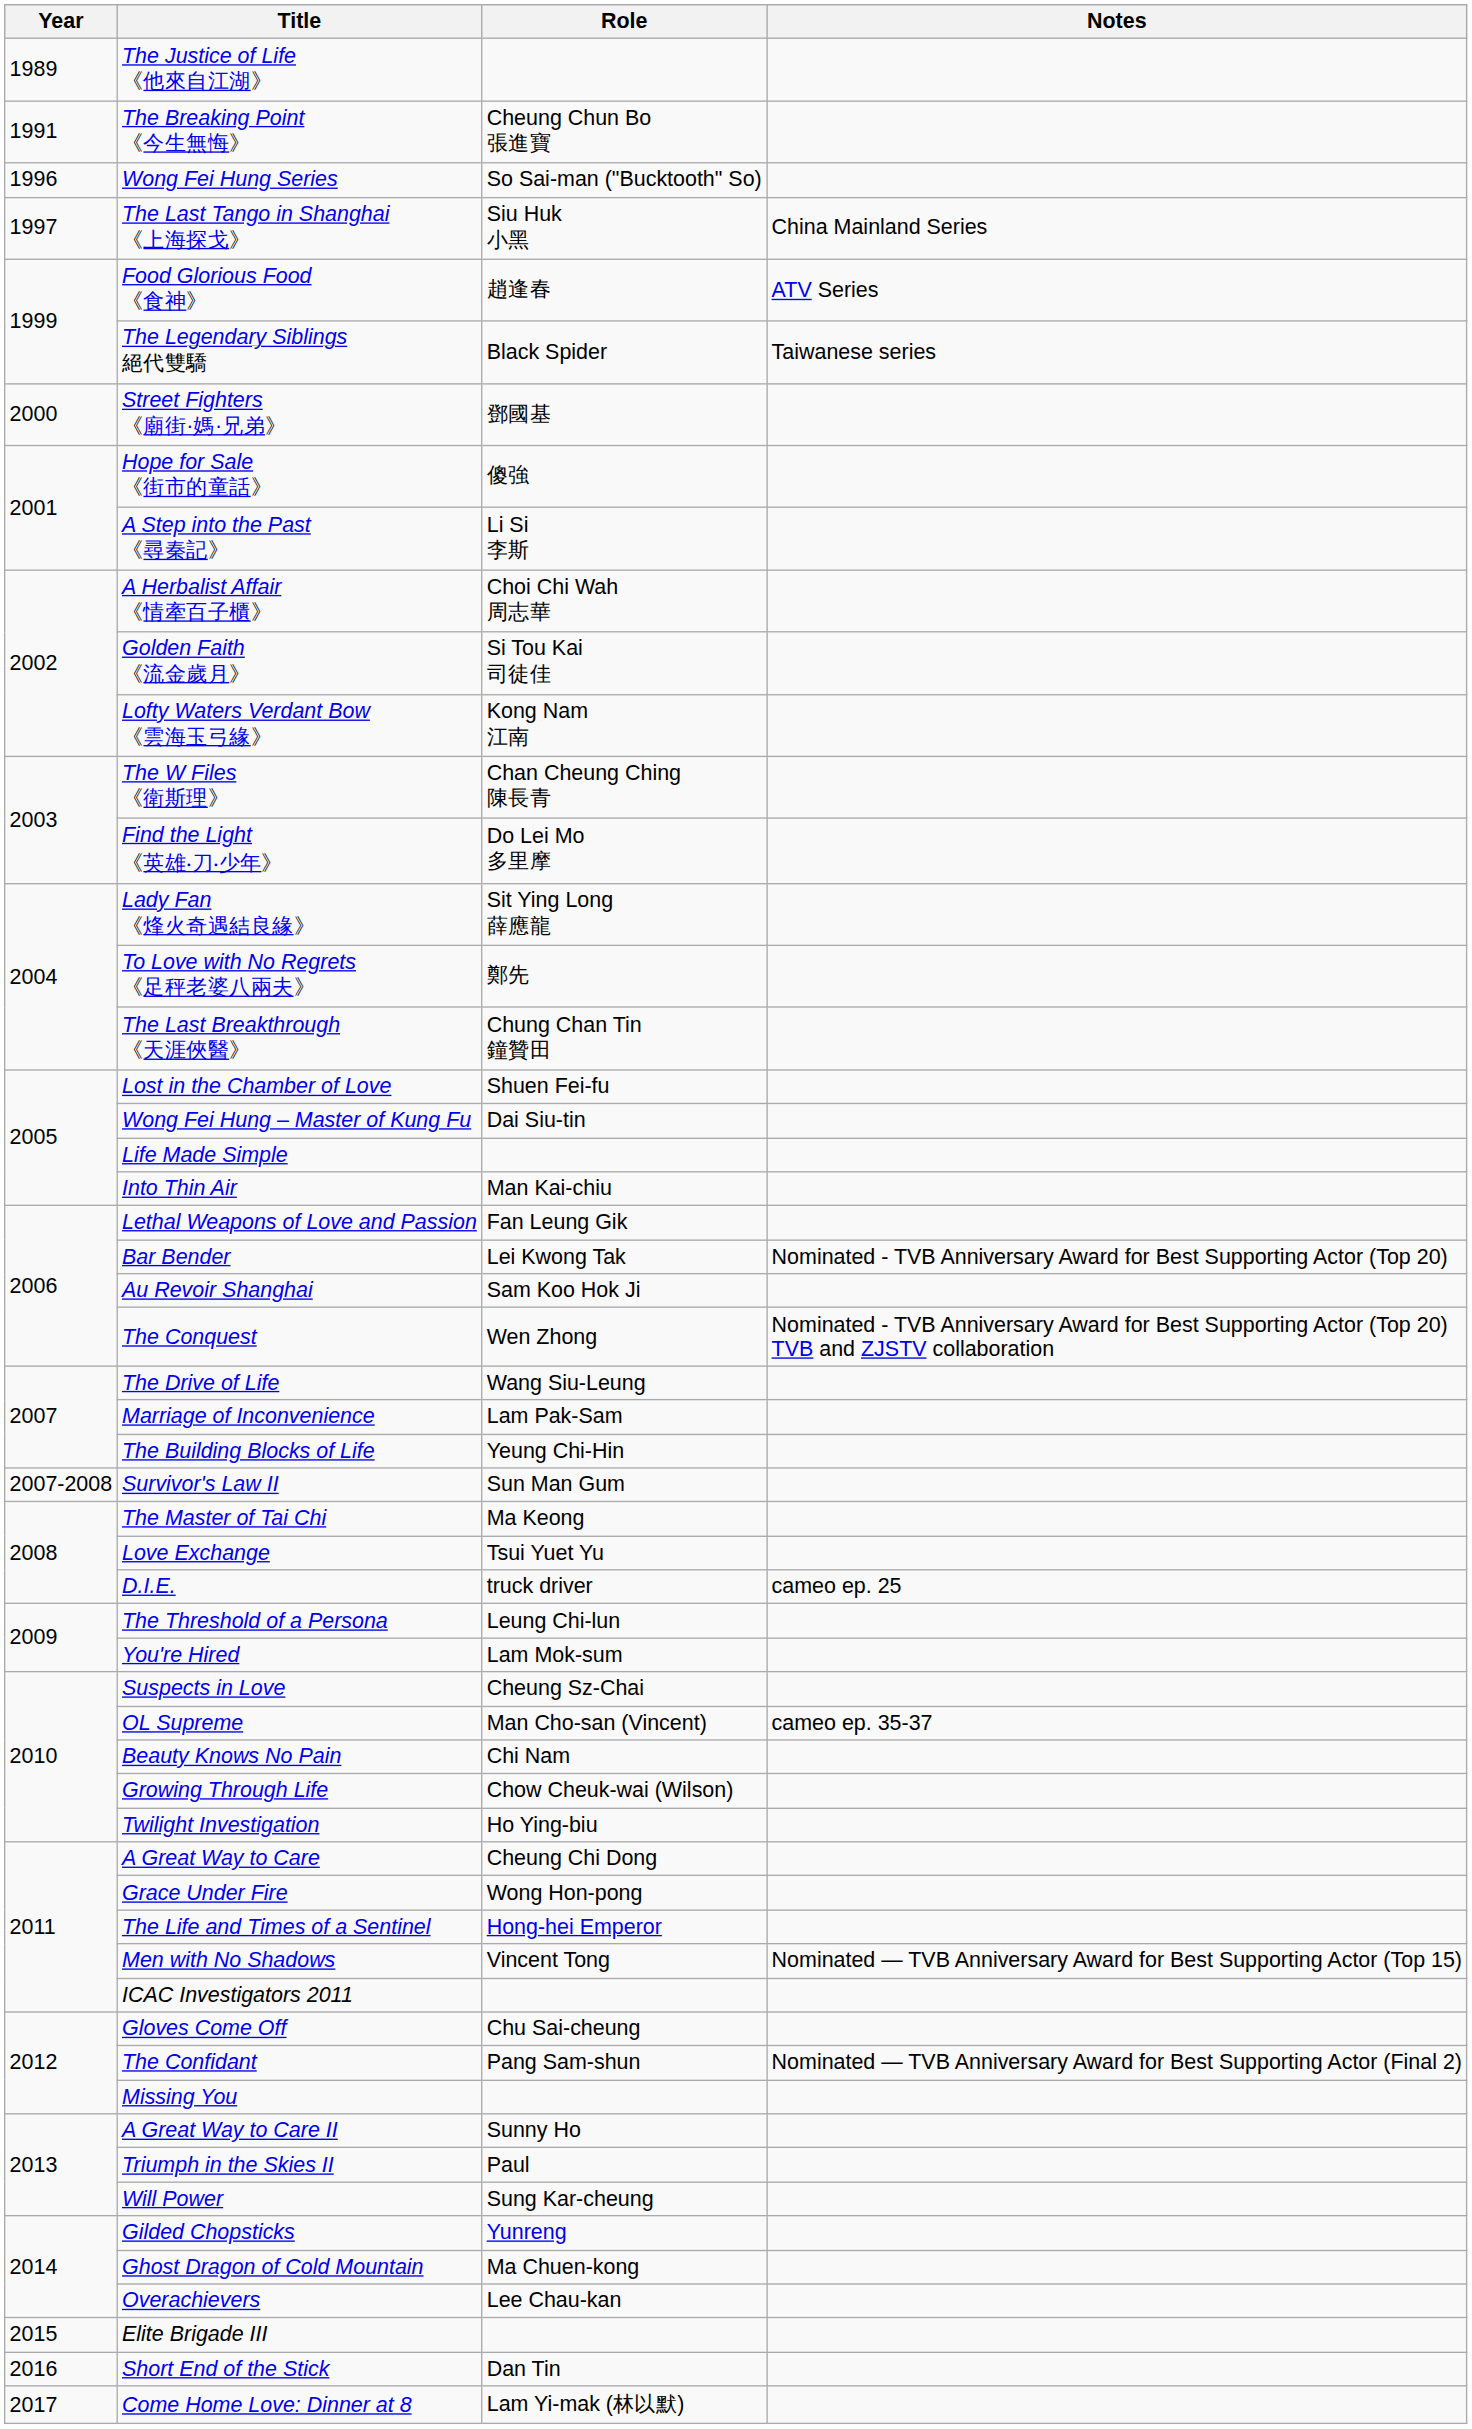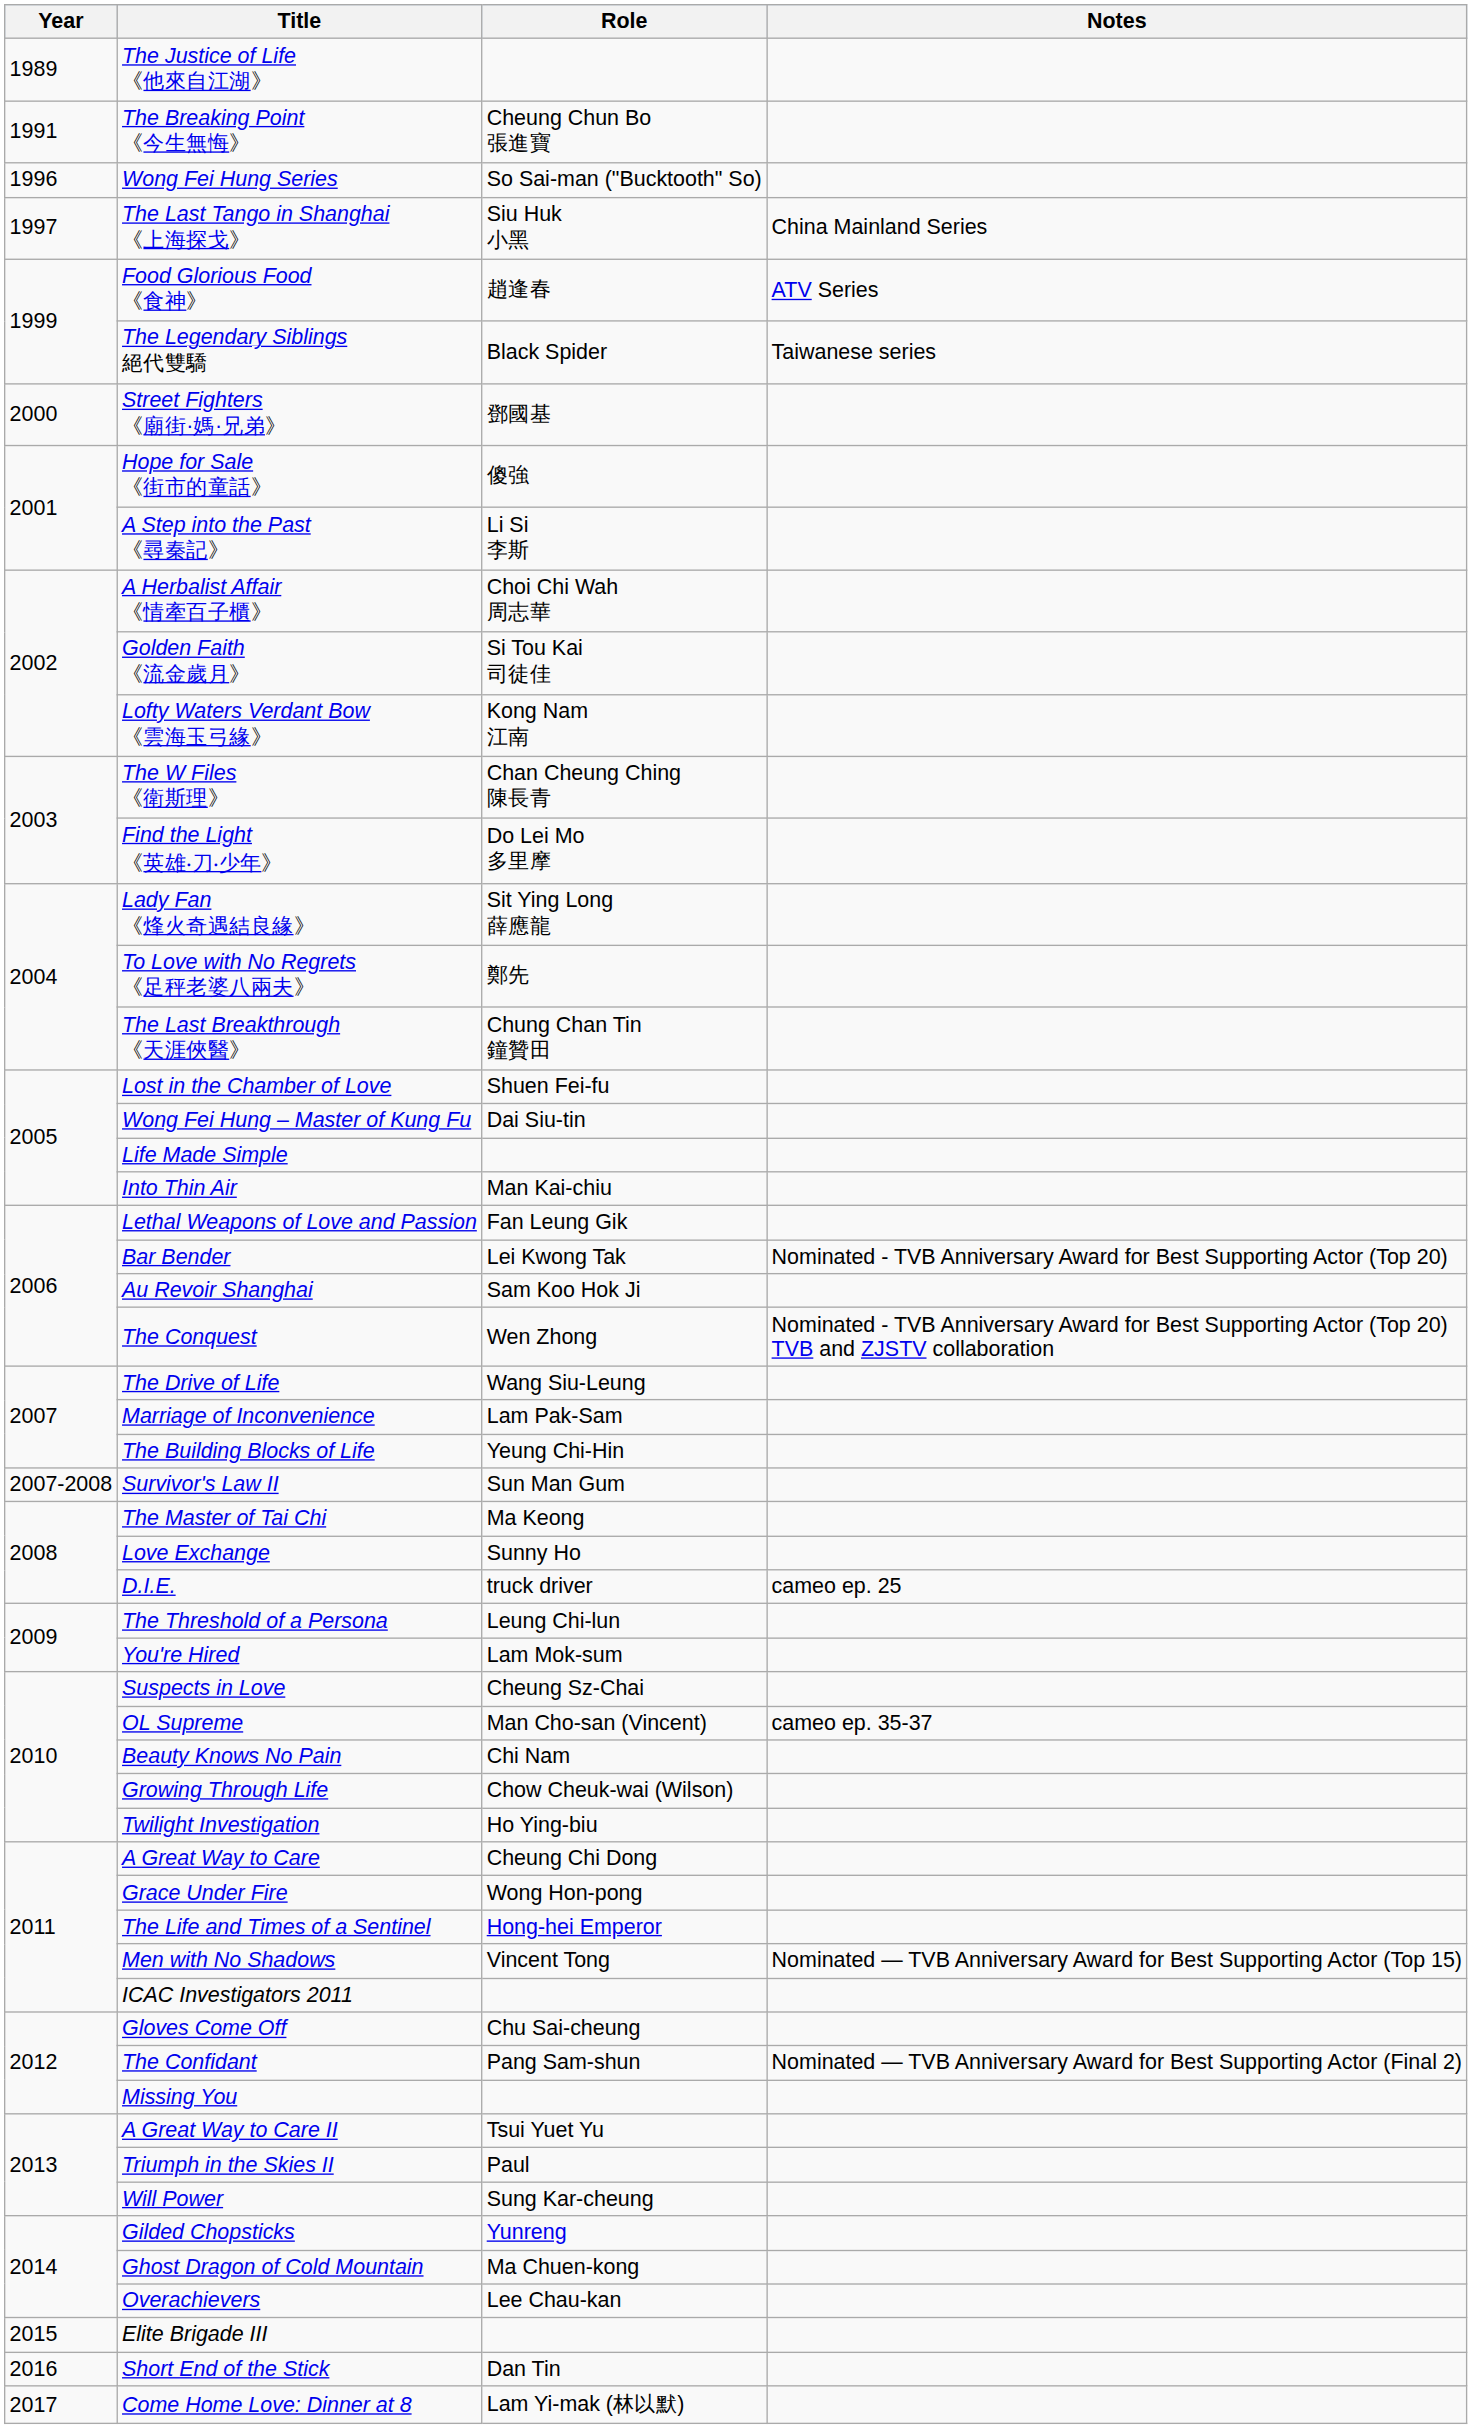(545, 1552) Tsui Yuet Yu -> (534, 1552) Sunny Ho
(534, 2130) Sunny Ho -> (545, 2130) Tsui Yuet Yu
